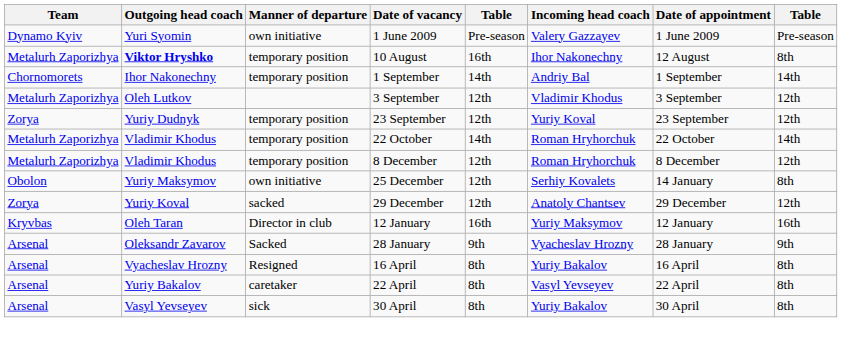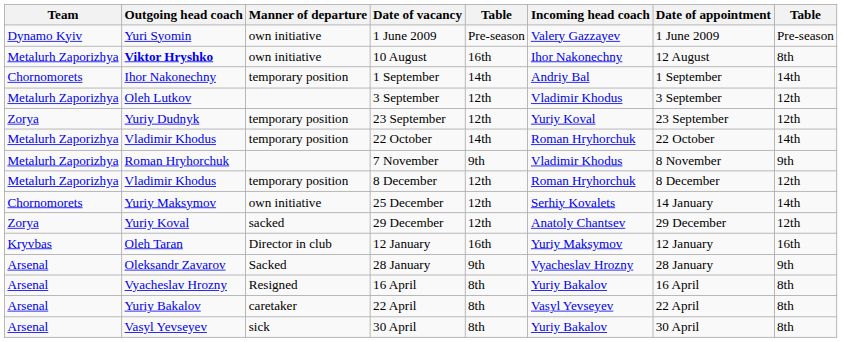(298, 56) temporary position -> (285, 56) own initiative
+ row: (406, 160)
(27, 181) Obolon -> (45, 202) Chornomorets
(785, 181) 8th -> (789, 202) 14th
